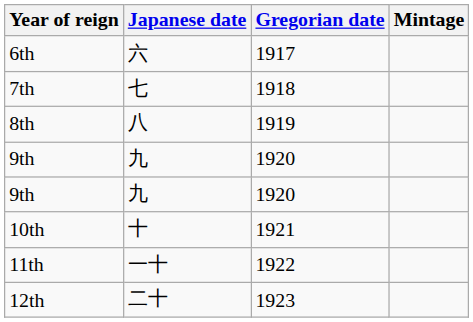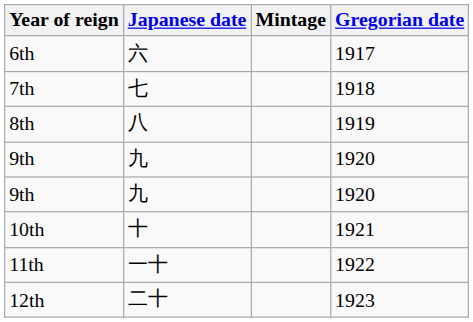columns swapped: (320, 20) <-> (429, 20)
